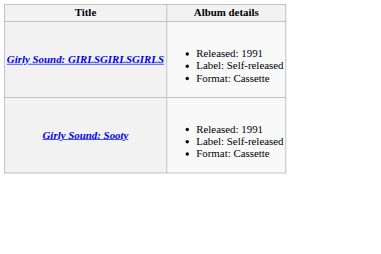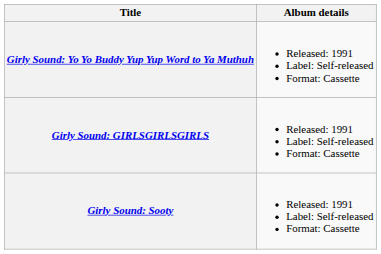+ row: (130, 59)
